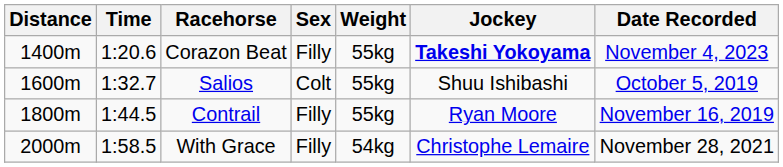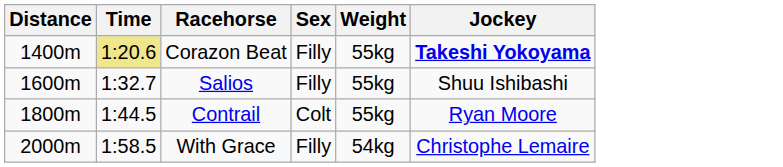- column: (687, 20)
(129, 51) no background -> (129, 51) khaki background
(313, 83) Colt -> (313, 83) Filly
(313, 114) Filly -> (313, 114) Colt
